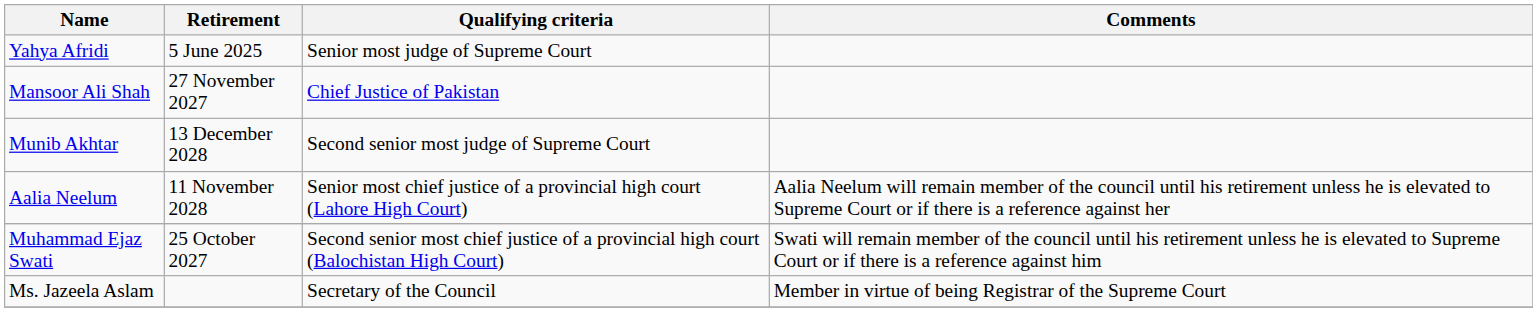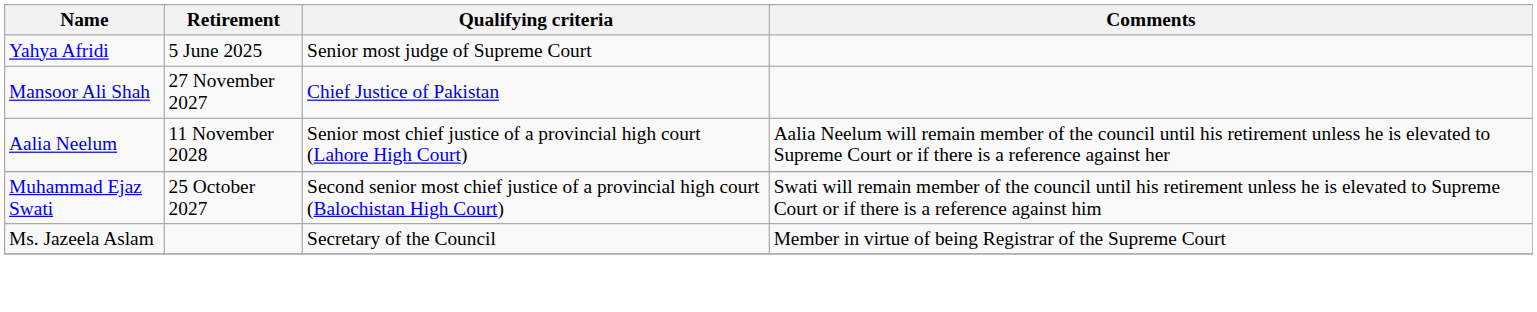- row: (64, 144)
